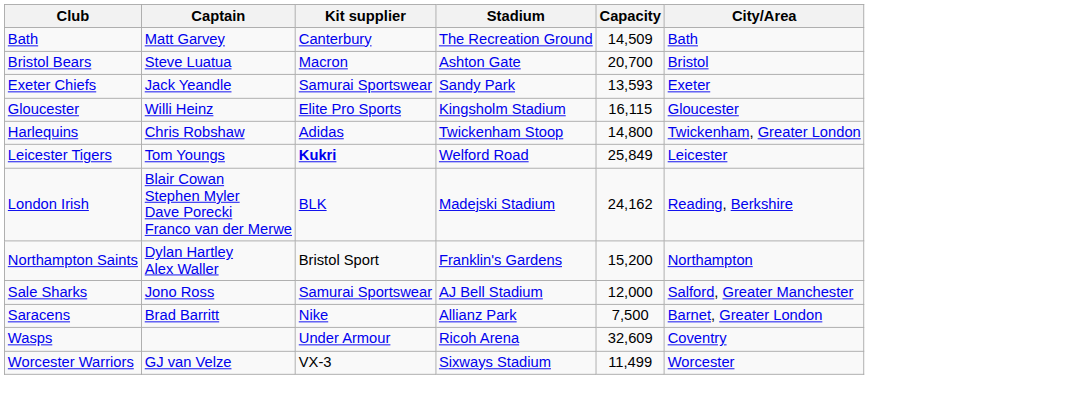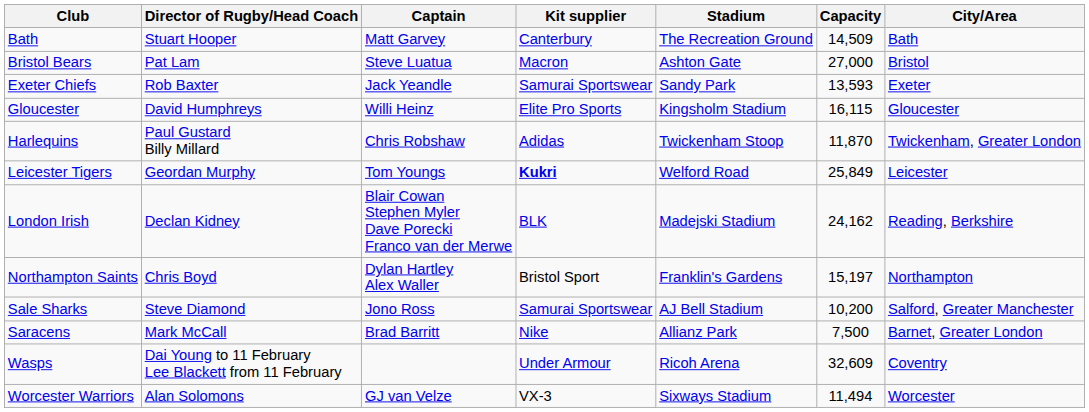+ column: (251, 16)
(630, 62) 20,700 -> (850, 62) 27,000
(630, 132) 14,800 -> (850, 141) 11,870
(630, 260) 15,200 -> (850, 277) 15,197
(630, 292) 12,000 -> (850, 309) 10,200
(630, 362) 11,499 -> (850, 395) 11,494
